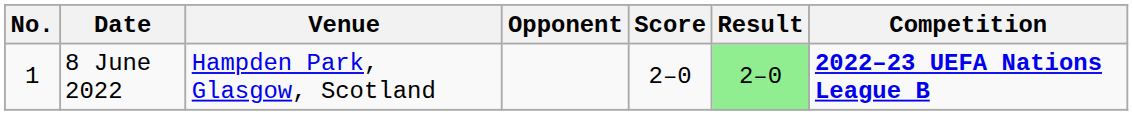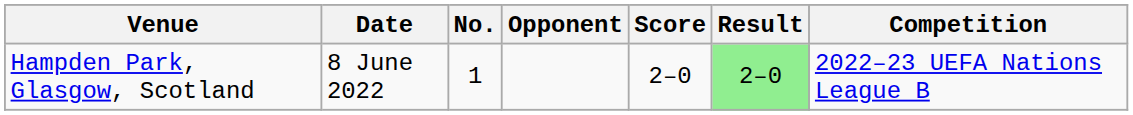columns swapped: (32, 24) <-> (344, 24)
(958, 77) bold -> (958, 77) normal
